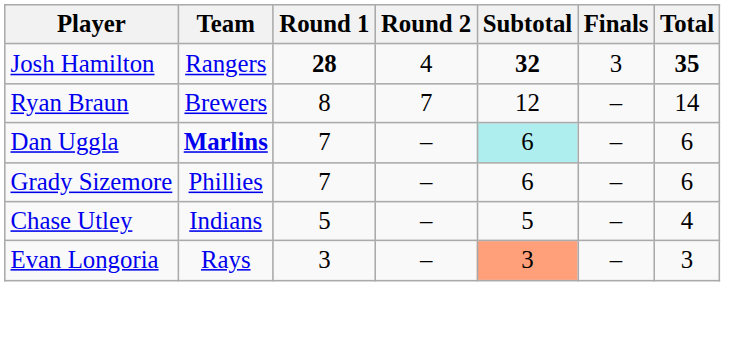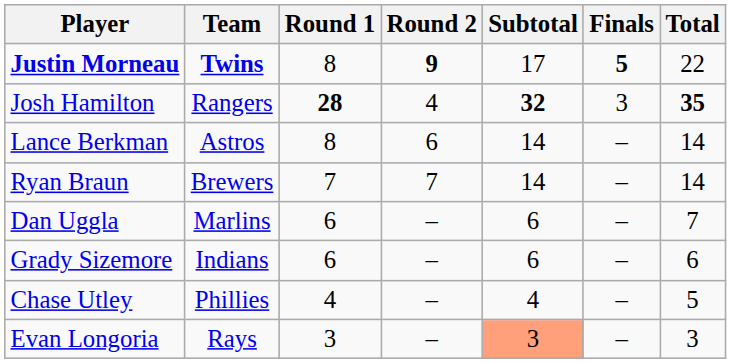+ row: (95, 63)
+ row: (89, 142)
(324, 102) 8 -> (330, 181) 7
(527, 102) 12 -> (533, 181) 14
(226, 142) bold -> (232, 220) normal
(324, 142) 7 -> (330, 220) 6
(527, 142) paleturquoise background -> (533, 220) no background
(687, 142) 6 -> (693, 220) 7
(226, 181) Phillies -> (232, 260) Indians
(324, 181) 7 -> (330, 260) 6
(226, 220) Indians -> (232, 299) Phillies
(324, 220) 5 -> (330, 299) 4
(527, 220) 5 -> (533, 299) 4
(687, 220) 4 -> (693, 299) 5
